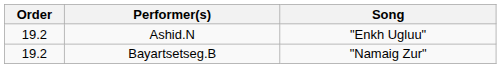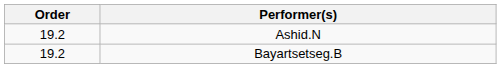- column: (388, 14)
